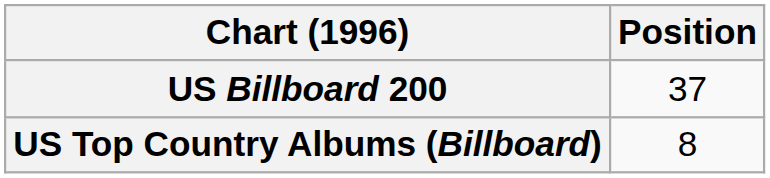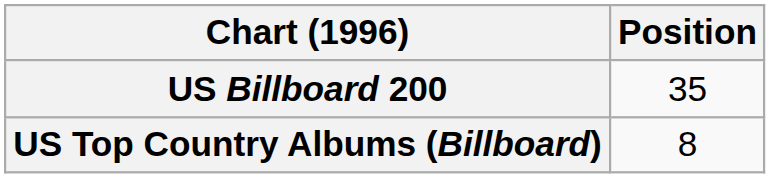(687, 88) 37 -> (687, 88) 35
